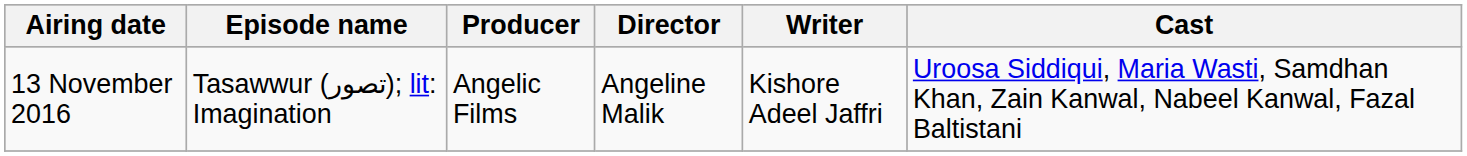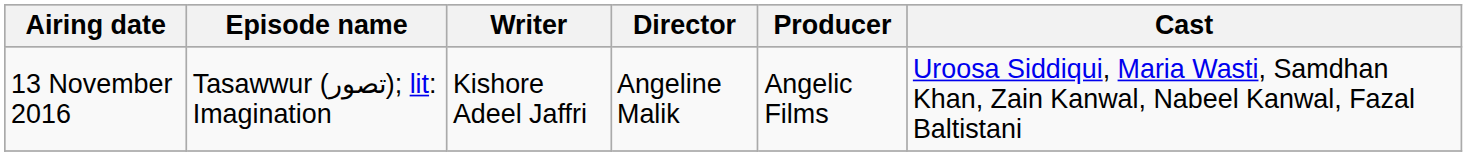columns swapped: (825, 25) <-> (521, 25)
